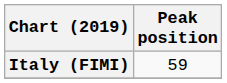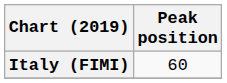(178, 65) 59 -> (178, 65) 60
